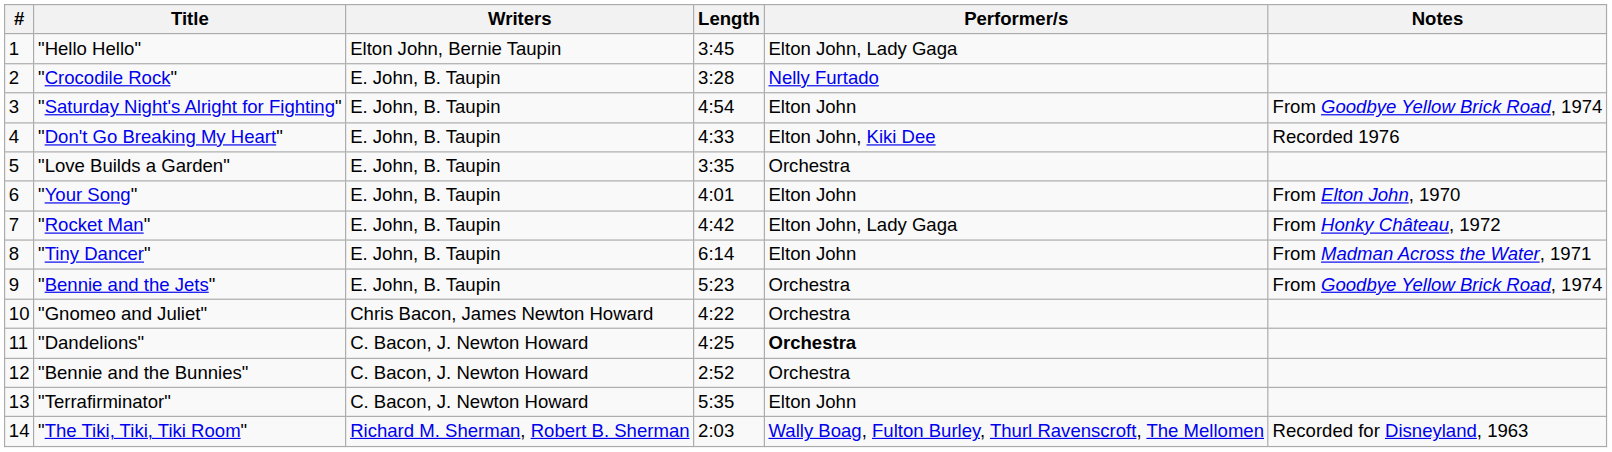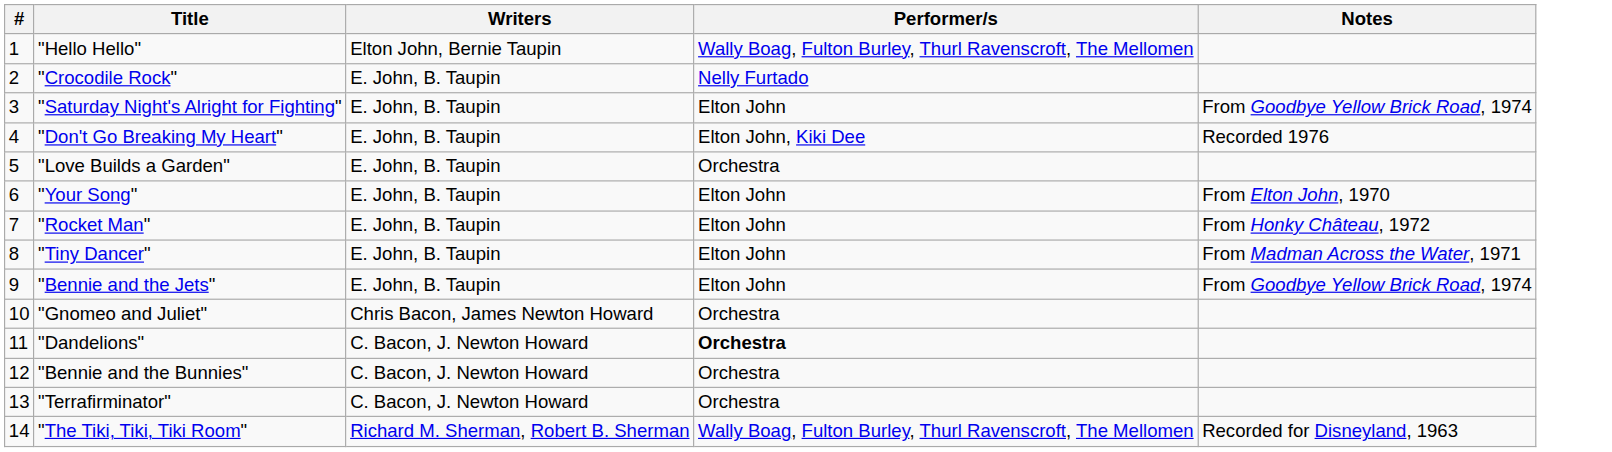- column: (729, 19)
(863, 48) Elton John, Lady Gaga -> (946, 48) Wally Boag, Fulton Burley, Thurl Ravenscroft, The Mellomen
(863, 225) Elton John, Lady Gaga -> (742, 225) Elton John
(809, 284) Orchestra -> (742, 284) Elton John
(812, 401) Elton John -> (739, 401) Orchestra
